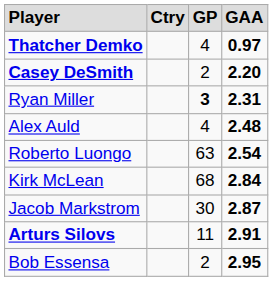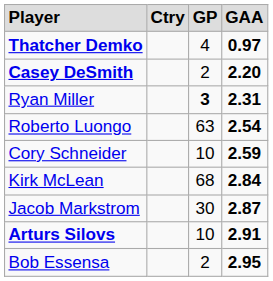- row: (44, 126)
+ row: (67, 153)
(205, 235) 11 -> (205, 235) 10
